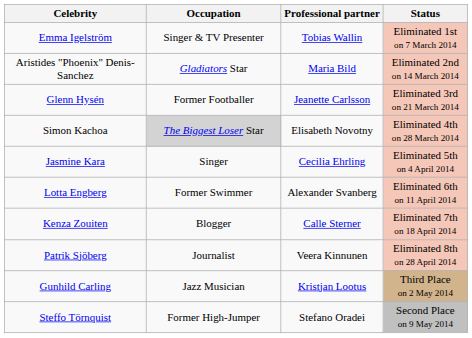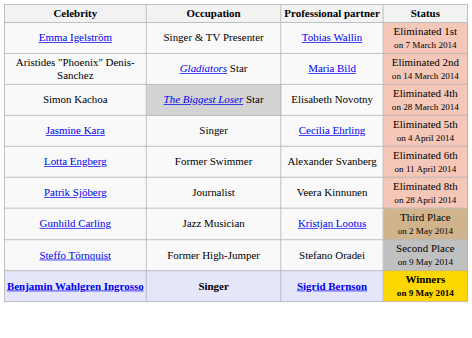- row: (75, 100)
- row: (75, 224)
+ row: (75, 286)
